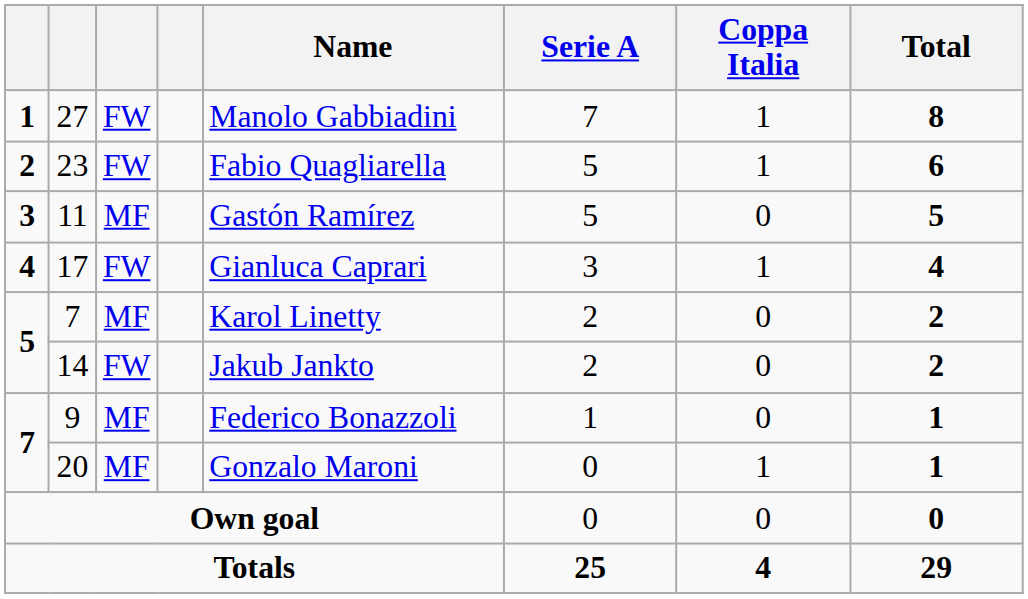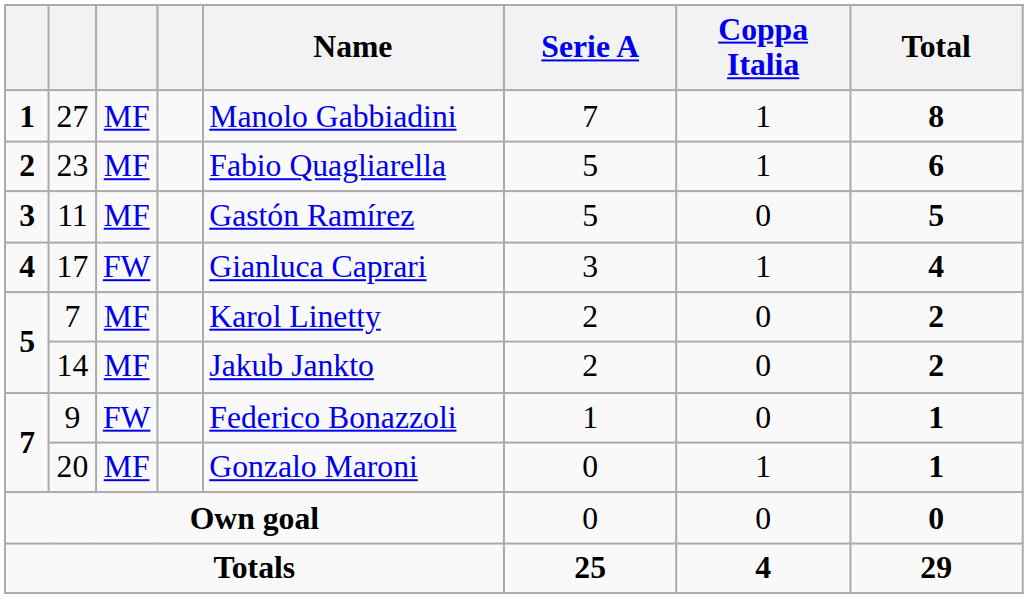(127, 115) FW -> (127, 115) MF
(127, 165) FW -> (127, 165) MF
(127, 366) FW -> (127, 366) MF
(127, 416) MF -> (127, 416) FW
